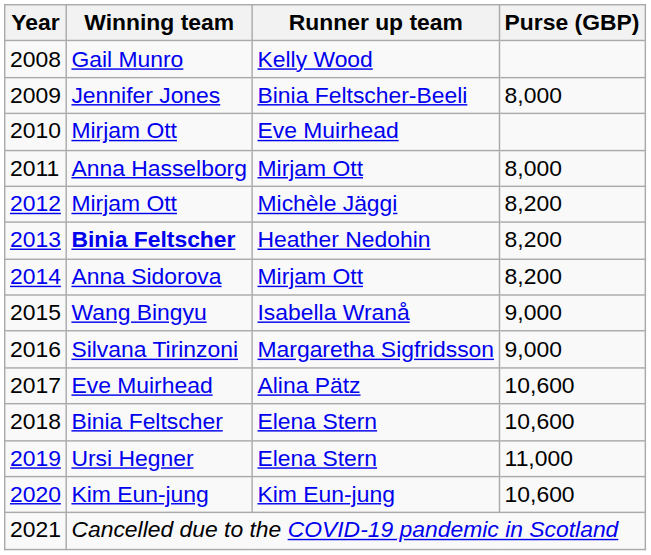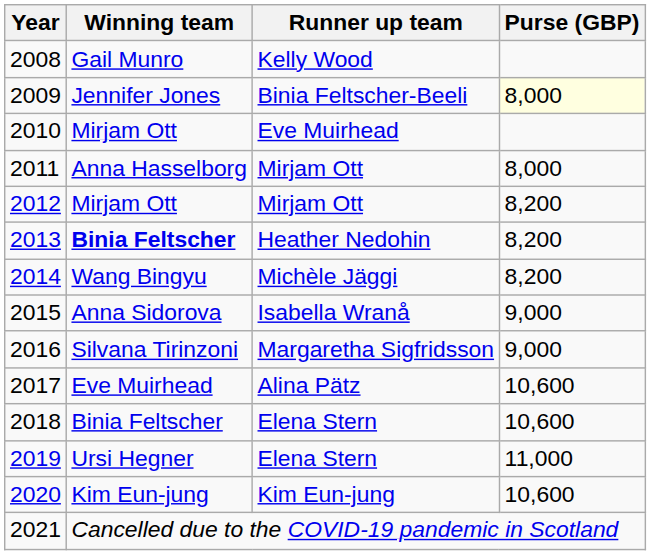(533, 95) no background -> (533, 95) lightyellow background
(327, 204) Michèle Jäggi -> (310, 204) Mirjam Ott
(146, 276) Anna Sidorova -> (139, 276) Wang Bingyu
(310, 276) Mirjam Ott -> (327, 276) Michèle Jäggi
(139, 312) Wang Bingyu -> (146, 312) Anna Sidorova
